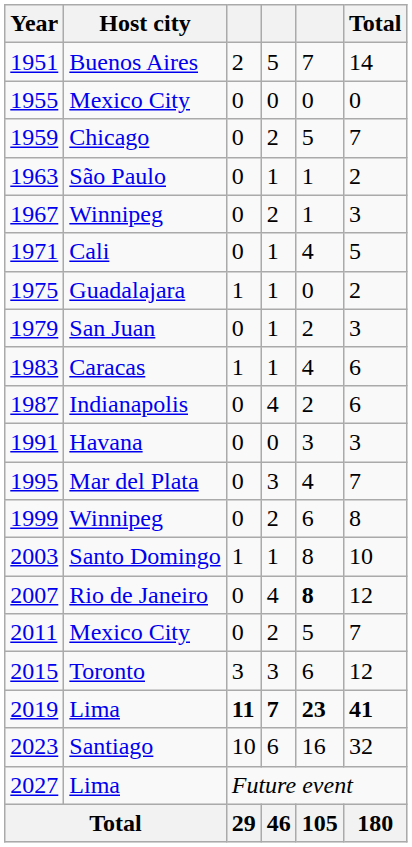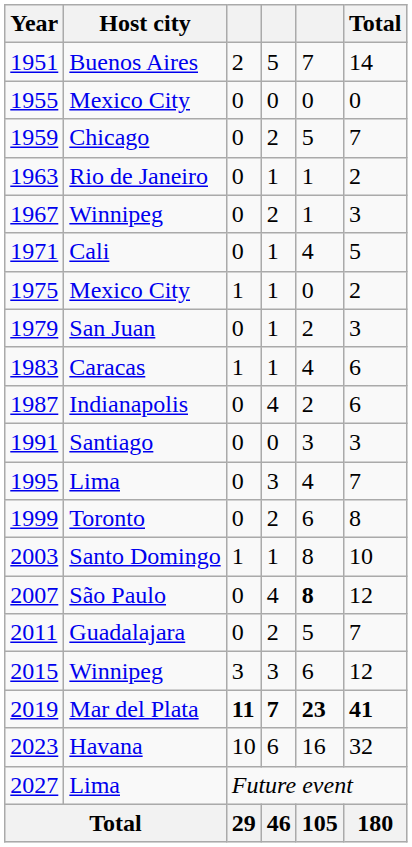(118, 175) São Paulo -> (139, 175) Rio de Janeiro
(127, 289) Guadalajara -> (130, 289) Mexico City
(106, 442) Havana -> (111, 442) Santiago
(134, 480) Mar del Plata -> (95, 480) Lima
(116, 518) Winnipeg -> (107, 518) Toronto
(139, 594) Rio de Janeiro -> (118, 594) São Paulo
(130, 632) Mexico City -> (127, 632) Guadalajara
(107, 670) Toronto -> (116, 670) Winnipeg
(95, 708) Lima -> (134, 708) Mar del Plata
(111, 746) Santiago -> (106, 746) Havana
